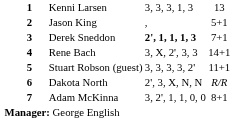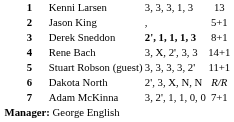(219, 37) 7+1 -> (219, 37) 8+1
(219, 97) 8+1 -> (219, 97) 7+1
